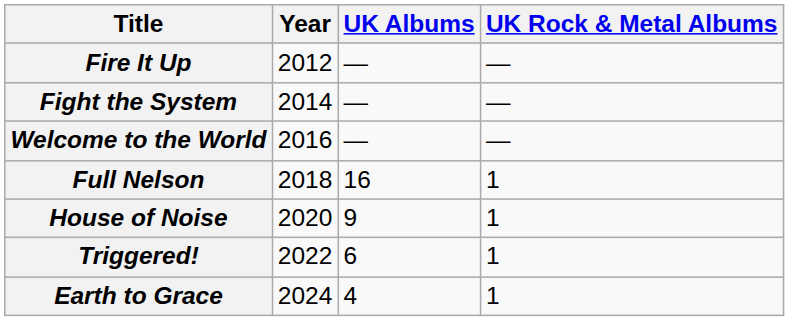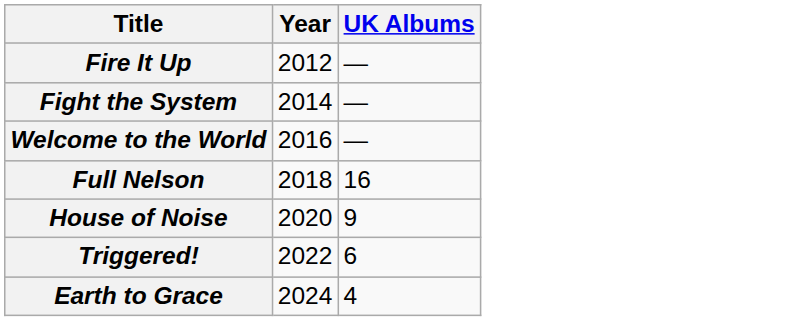- column: (632, 23)
